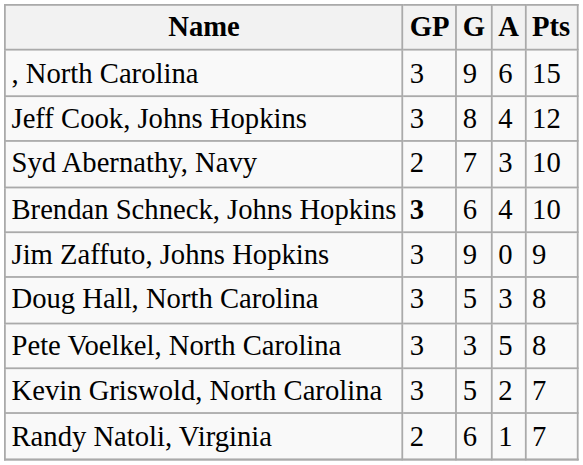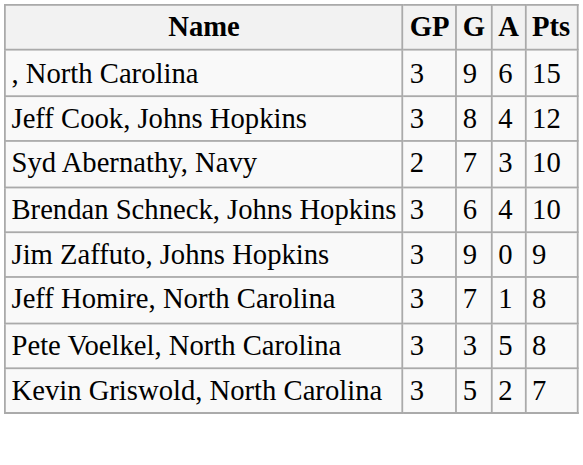(417, 208) bold -> (417, 208) normal
+ row: (173, 299)
- row: (165, 299)
- row: (142, 436)
